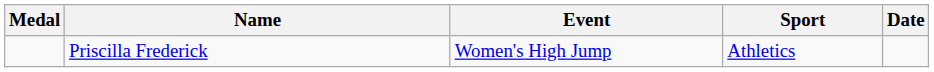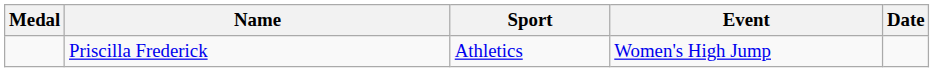columns swapped: (803, 20) <-> (587, 20)
